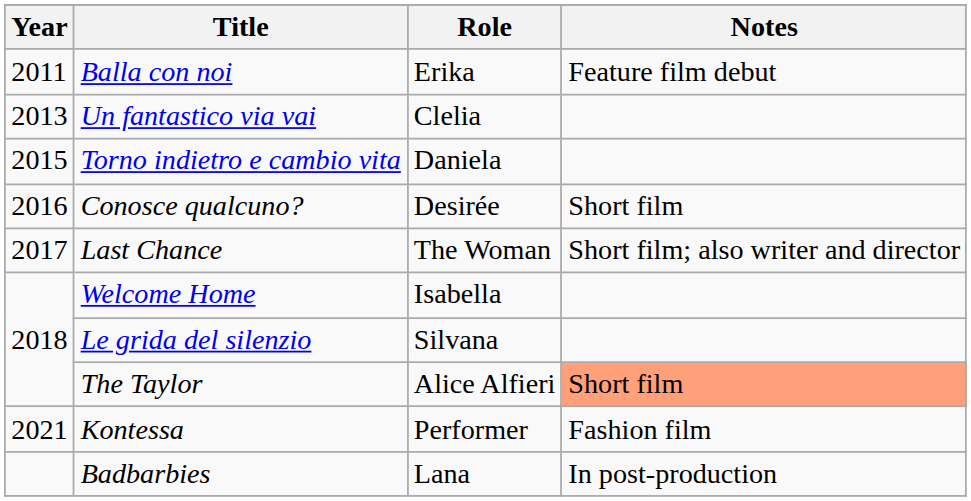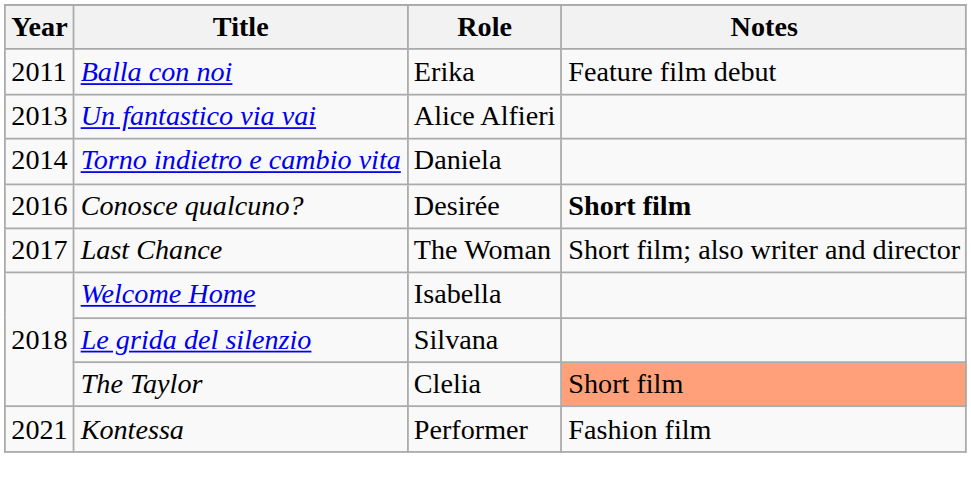(447, 116) Clelia -> (485, 116) Alice Alfieri
(40, 160) 2015 -> (40, 160) 2014
(626, 205) normal -> (630, 205) bold
(485, 384) Alice Alfieri -> (447, 384) Clelia
- row: (146, 473)
